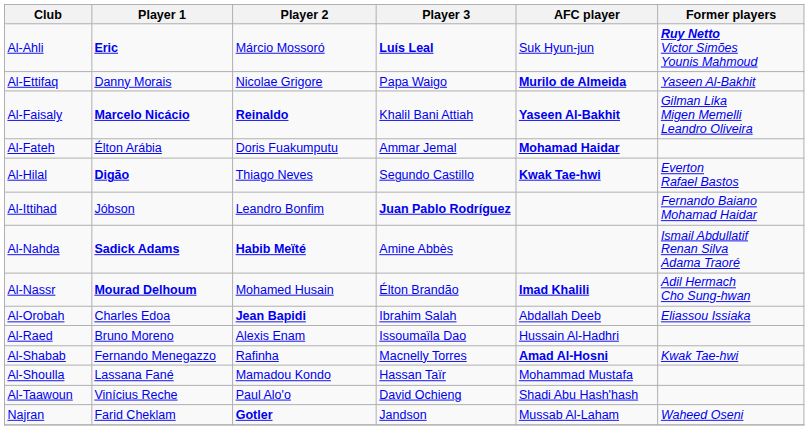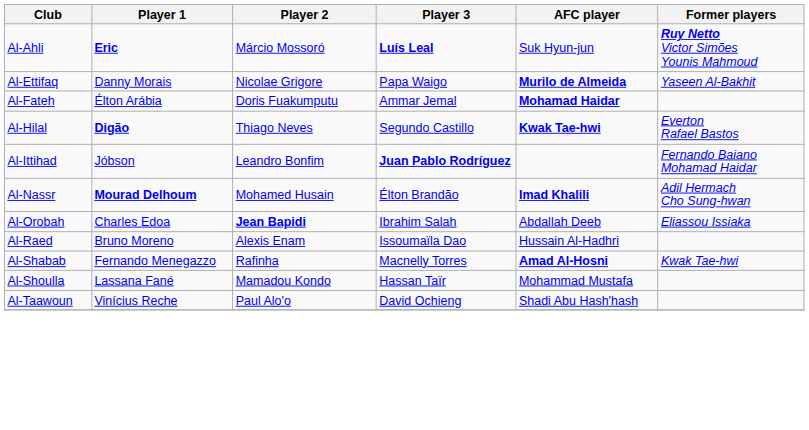- row: (35, 114)
- row: (33, 249)
- row: (26, 414)
